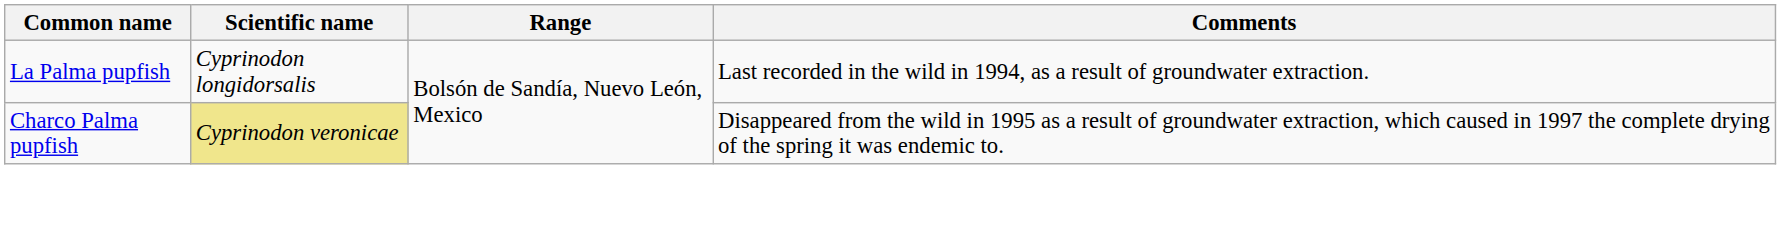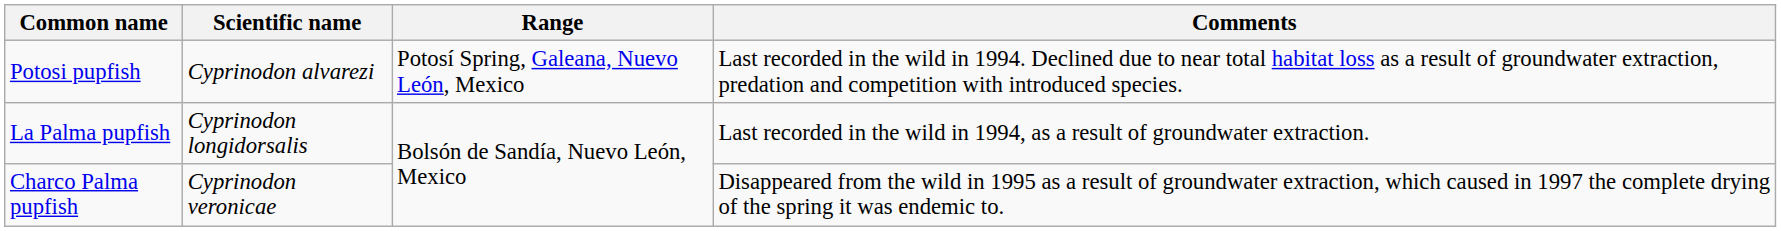+ row: (75, 71)
(297, 132) khaki background -> (242, 194) no background
